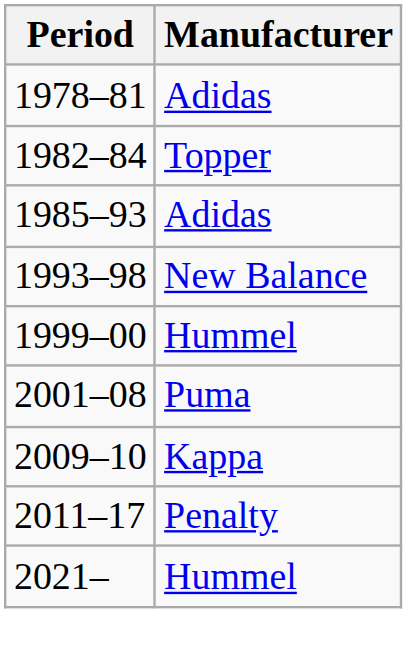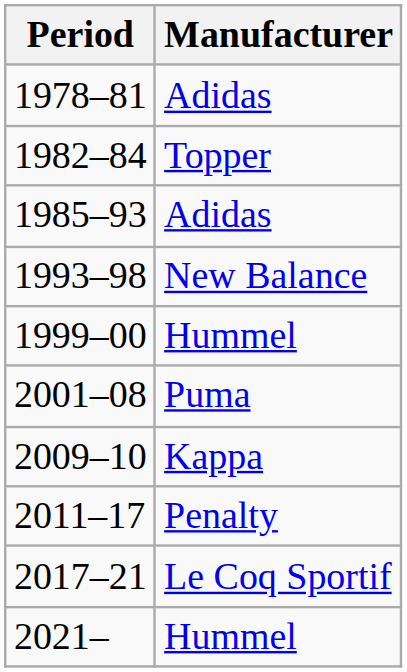+ row: (80, 575)
